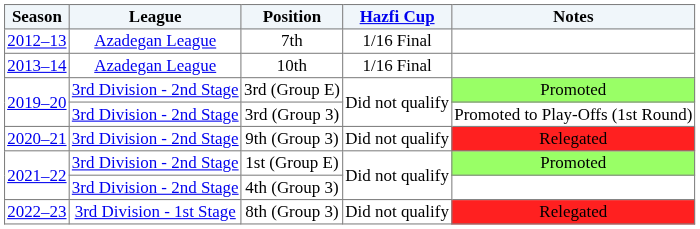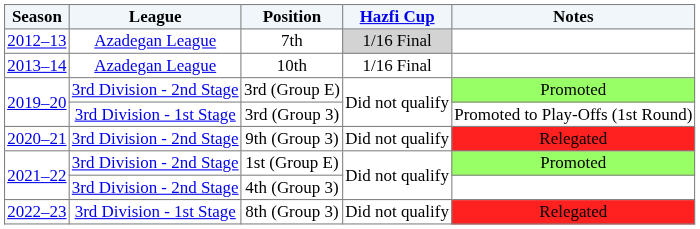(397, 41) no background -> (397, 41) lightgrey background
(155, 114) 3rd Division - 2nd Stage -> (155, 114) 3rd Division - 1st Stage
